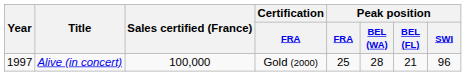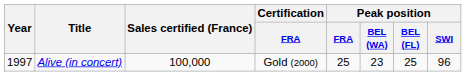(377, 62) 28 -> (377, 62) 23
(411, 62) 21 -> (411, 62) 25
